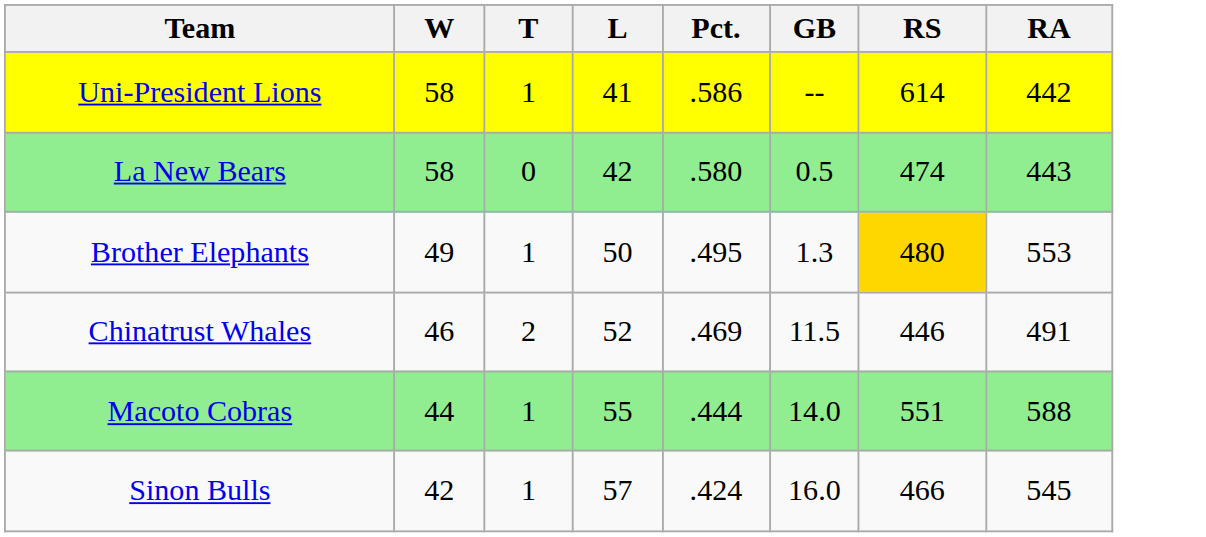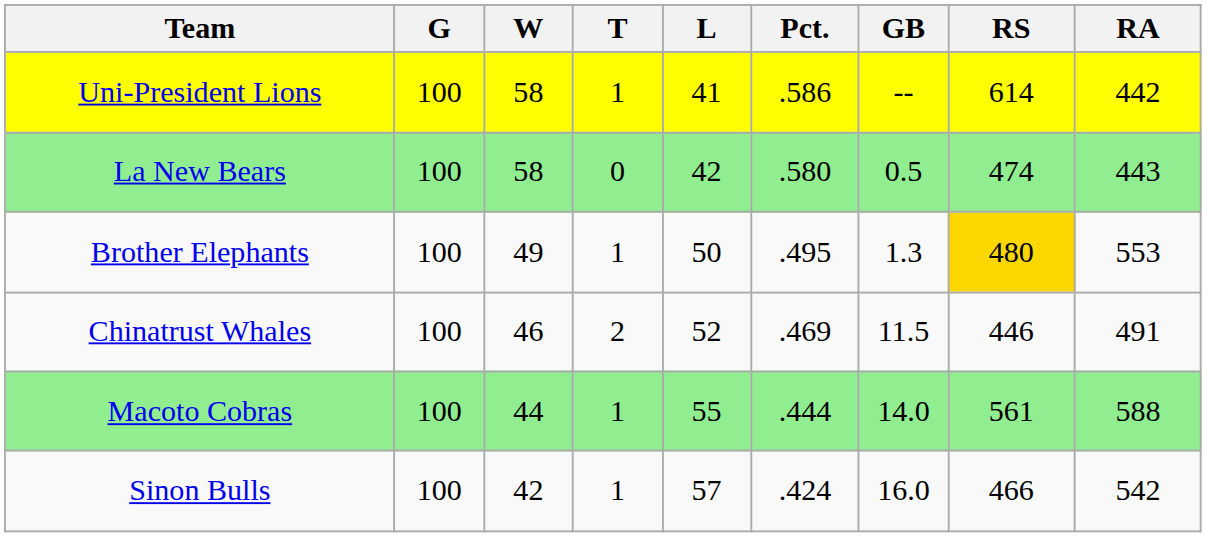+ column: (439, 28)
(922, 410) 551 -> (1011, 410) 561
(1049, 490) 545 -> (1138, 490) 542
